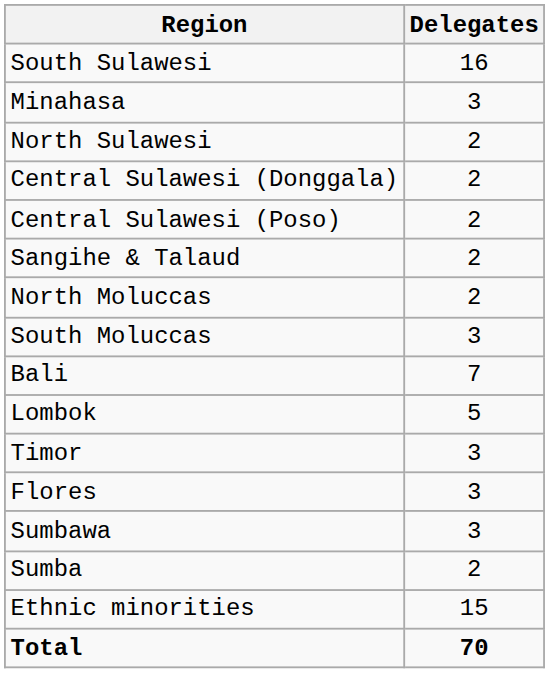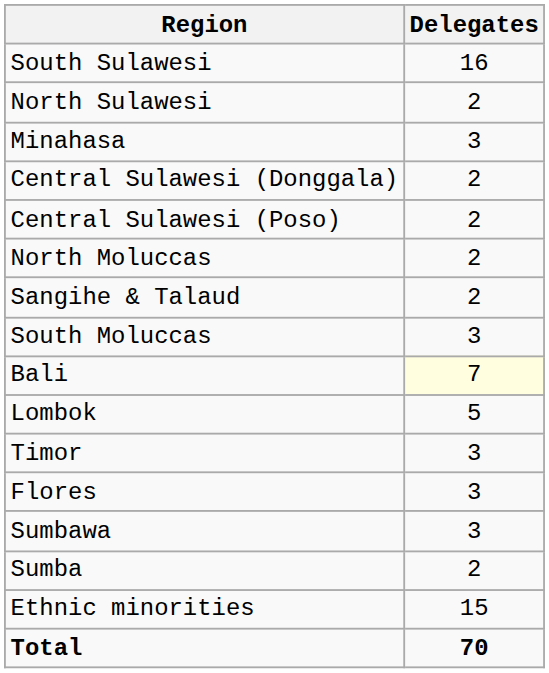rows swapped: (68, 102) <-> (111, 141)
rows swapped: (125, 258) <-> (111, 297)
(474, 375) no background -> (474, 375) lightyellow background
